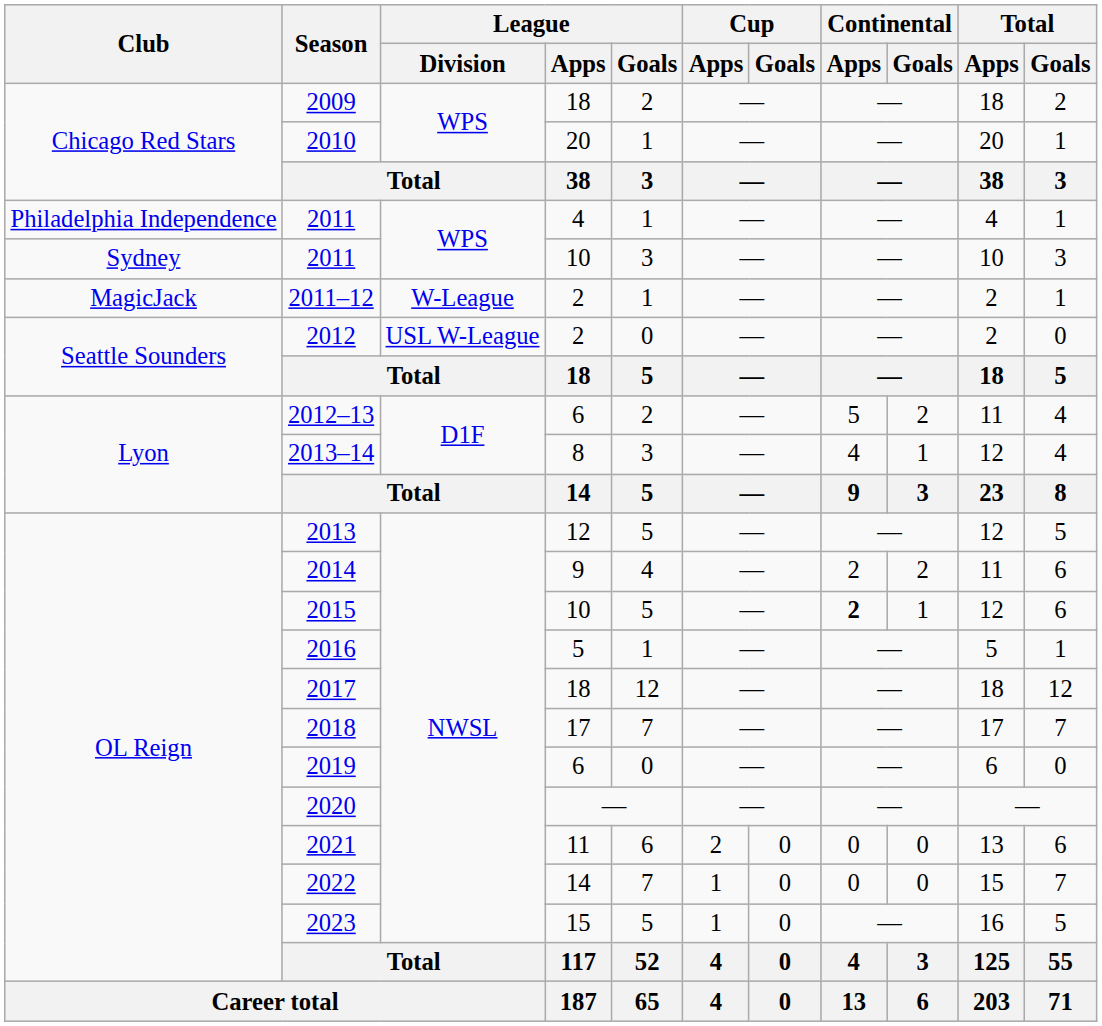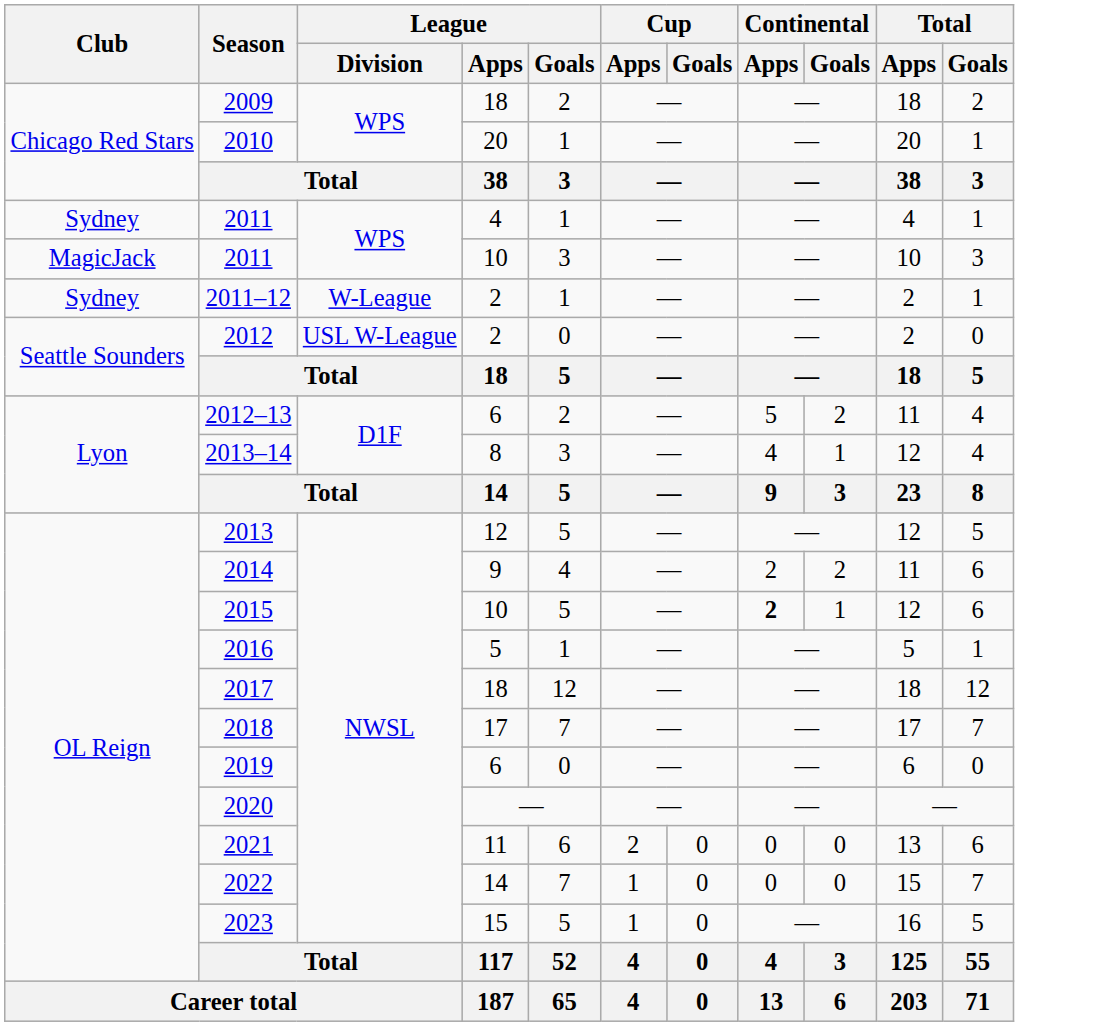(144, 219) Philadelphia Independence -> (102, 219) Sydney
(144, 258) Sydney -> (102, 258) MagicJack
(144, 297) MagicJack -> (102, 297) Sydney
